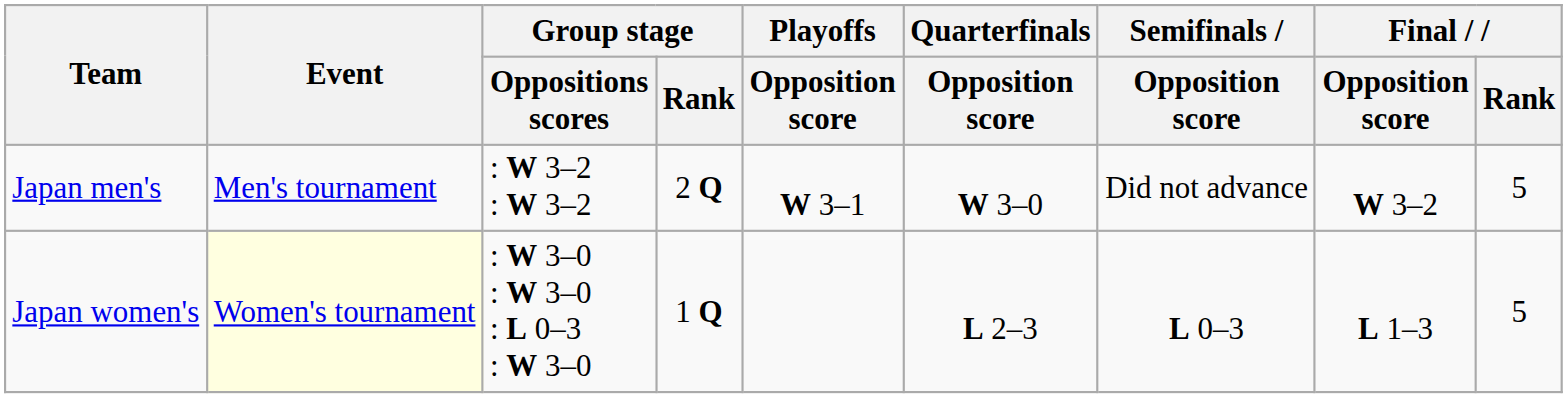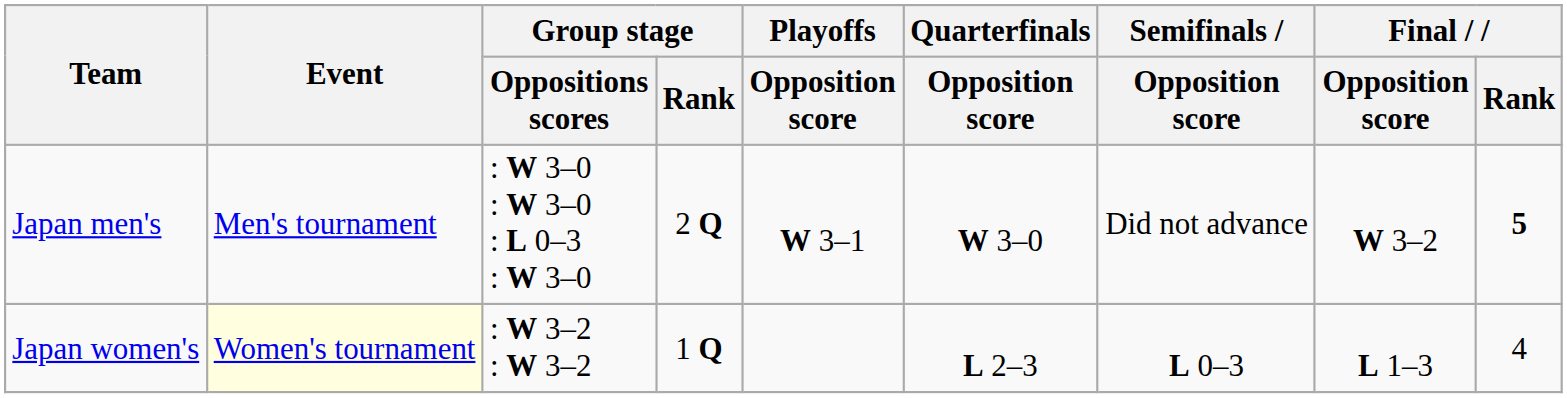(541, 187) : W 3–2 : W 3–2 -> (541, 223) : W 3–0 : W 3–0 : L 0–3 : W 3–0
(1519, 187) normal -> (1519, 223) bold
(541, 311) : W 3–0 : W 3–0 : L 0–3 : W 3–0 -> (541, 348) : W 3–2 : W 3–2
(1519, 311) 5 -> (1519, 348) 4
